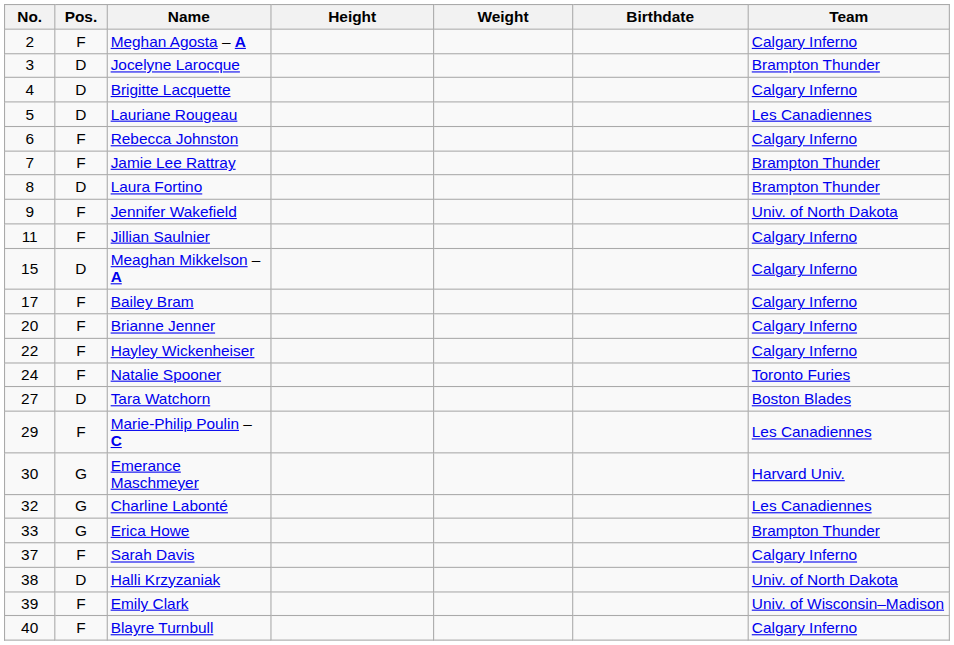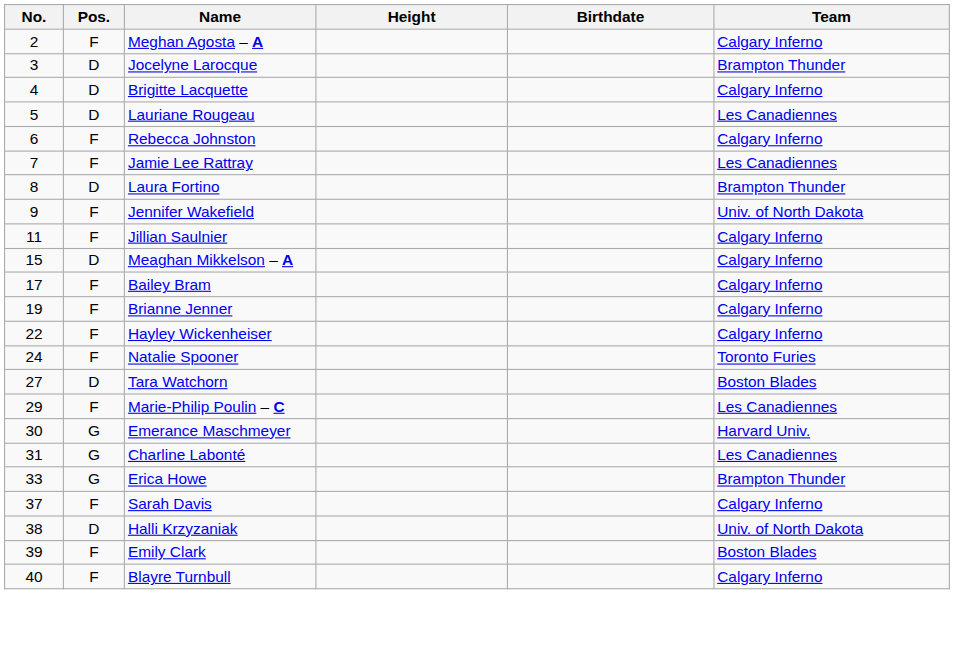- column: (503, 17)
(816, 163) Brampton Thunder -> (777, 163) Les Canadiennes
(30, 326) 20 -> (34, 309) 19
(30, 507) 32 -> (34, 455) 31
(848, 604) Univ. of Wisconsin–Madison -> (767, 553) Boston Blades
